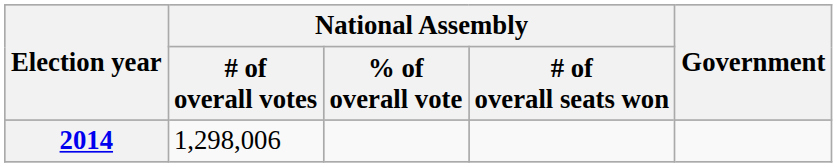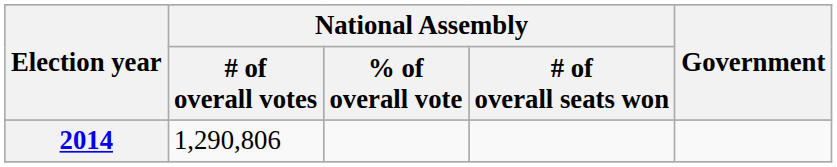(227, 140) 1,298,006 -> (227, 140) 1,290,806
